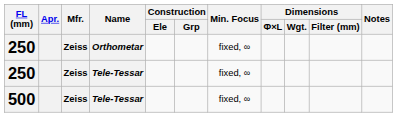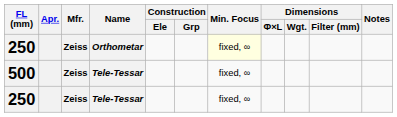(235, 47) no background -> (235, 47) lightyellow background
rows swapped: (22, 73) <-> (22, 99)
